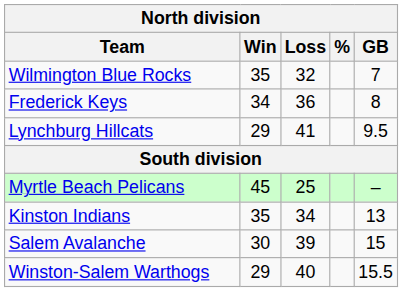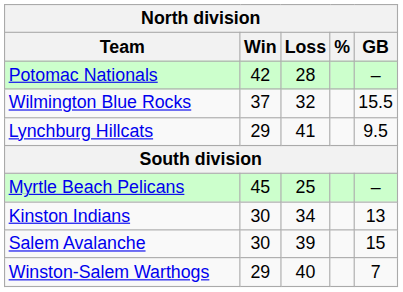+ row: (83, 74)
(260, 74) 35 -> (260, 103) 37
(376, 74) 7 -> (376, 103) 15.5
- row: (68, 103)
(260, 215) 35 -> (260, 215) 30
(376, 272) 15.5 -> (376, 272) 7
